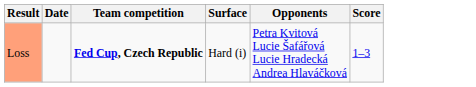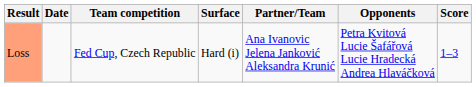+ column: (290, 13)
(138, 52) bold -> (135, 52) normal
